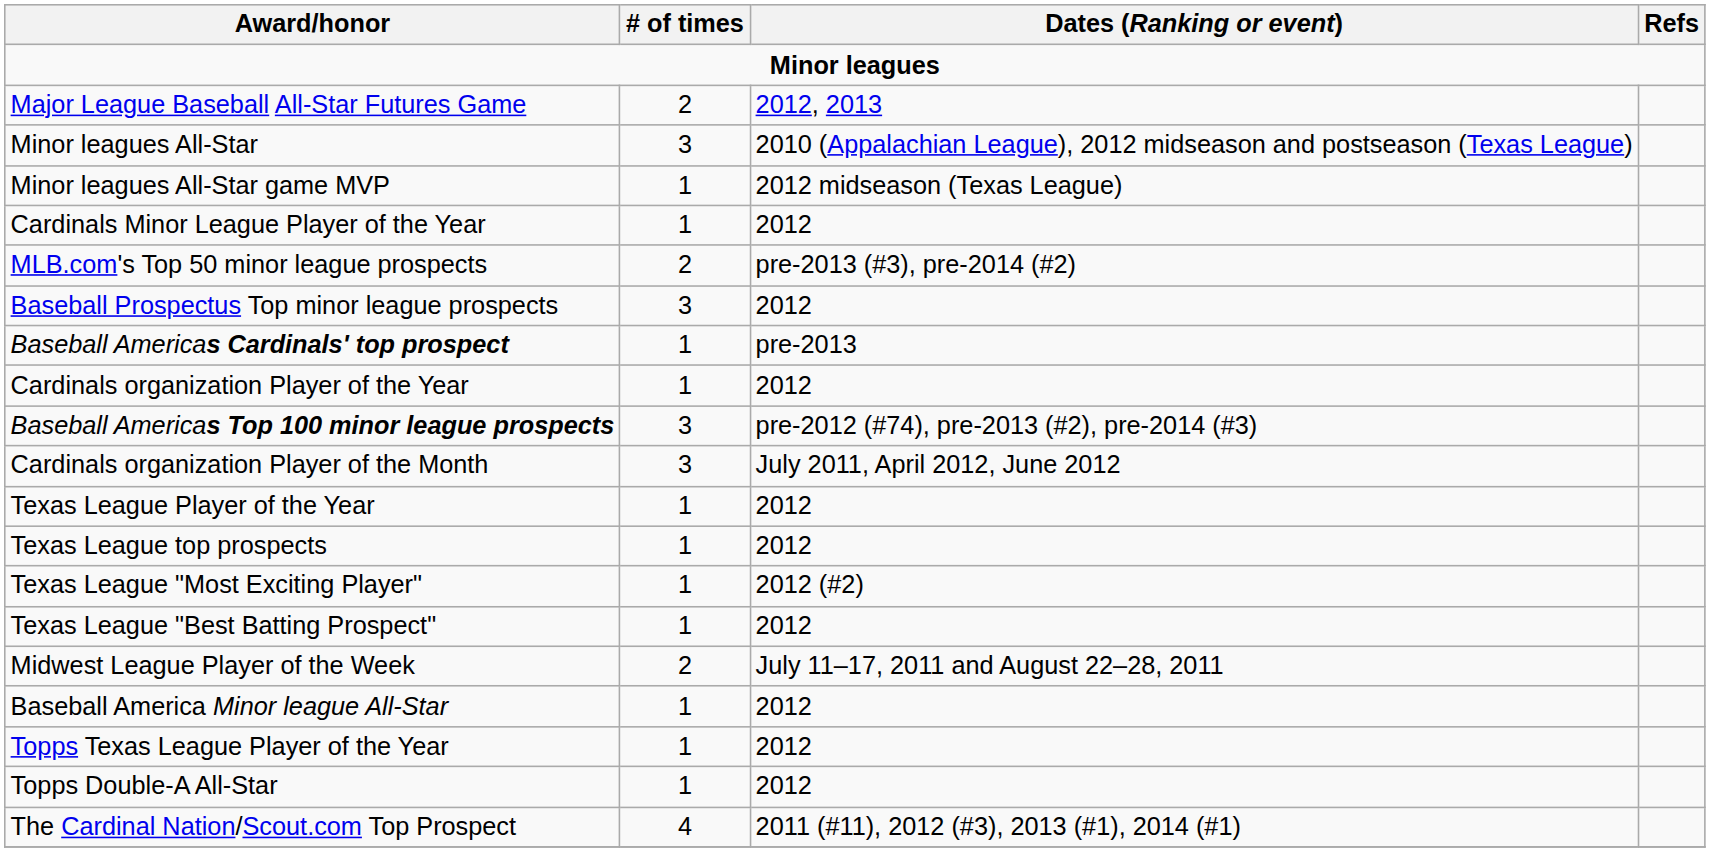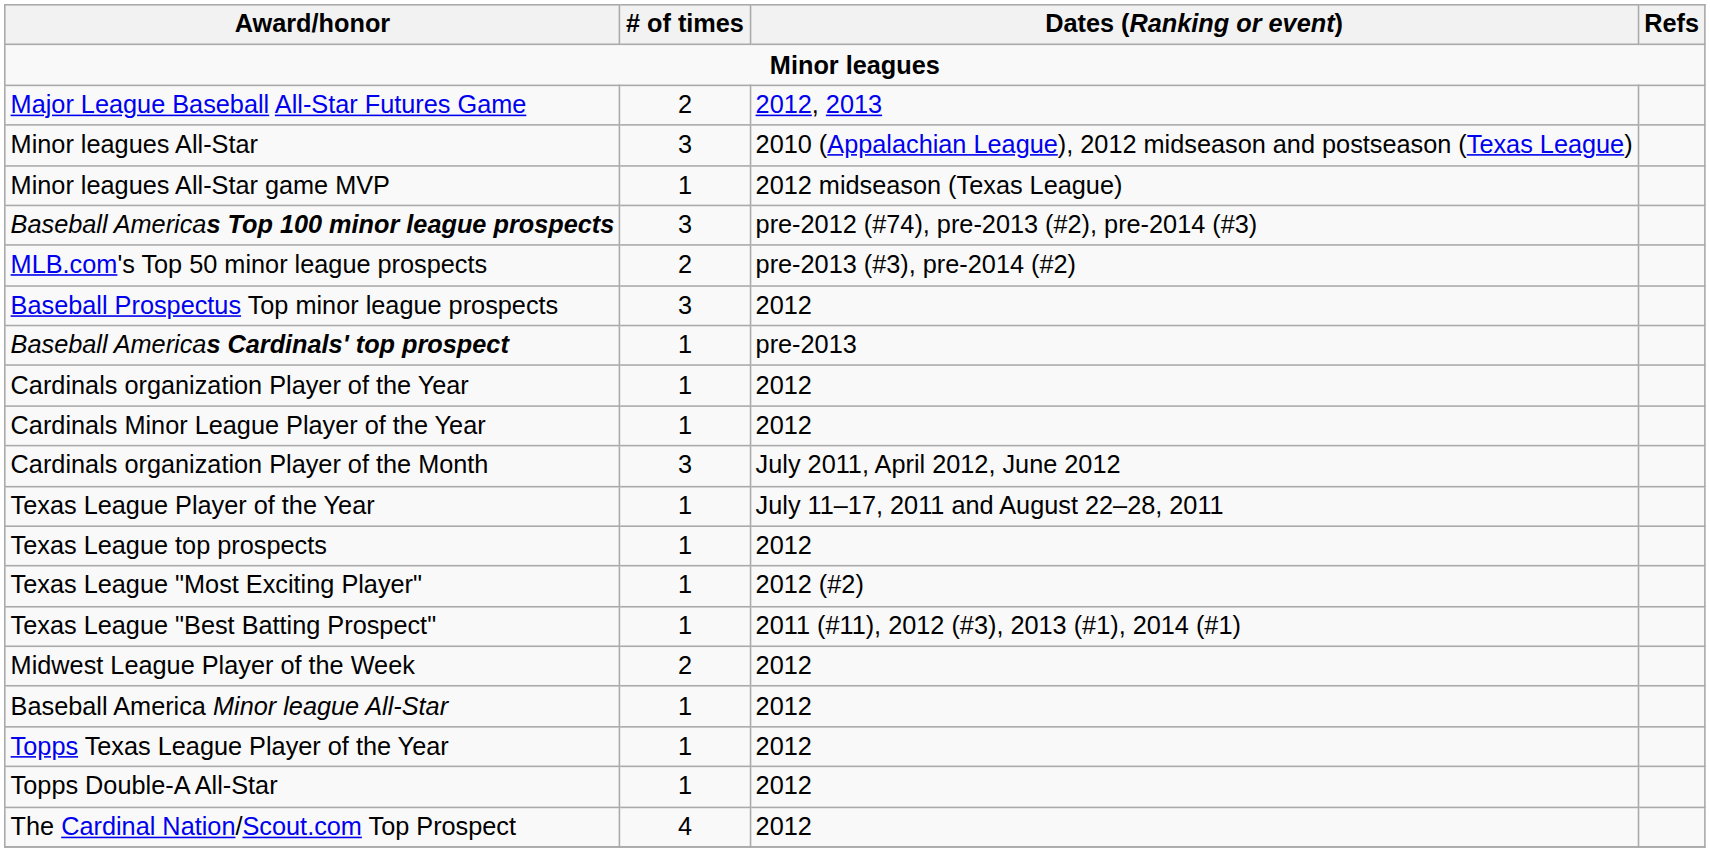rows swapped: (312, 425) <-> (248, 225)
(784, 505) 2012 -> (990, 505) July 11–17, 2011 and August 22–28, 2011
(784, 625) 2012 -> (998, 625) 2011 (#11), 2012 (#3), 2013 (#1), 2014 (#1)
(990, 666) July 11–17, 2011 and August 22–28, 2011 -> (784, 666) 2012
(998, 826) 2011 (#11), 2012 (#3), 2013 (#1), 2014 (#1) -> (784, 826) 2012
